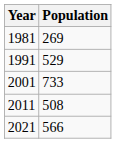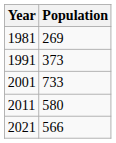(53, 60) 529 -> (53, 60) 373
(53, 104) 508 -> (53, 104) 580
